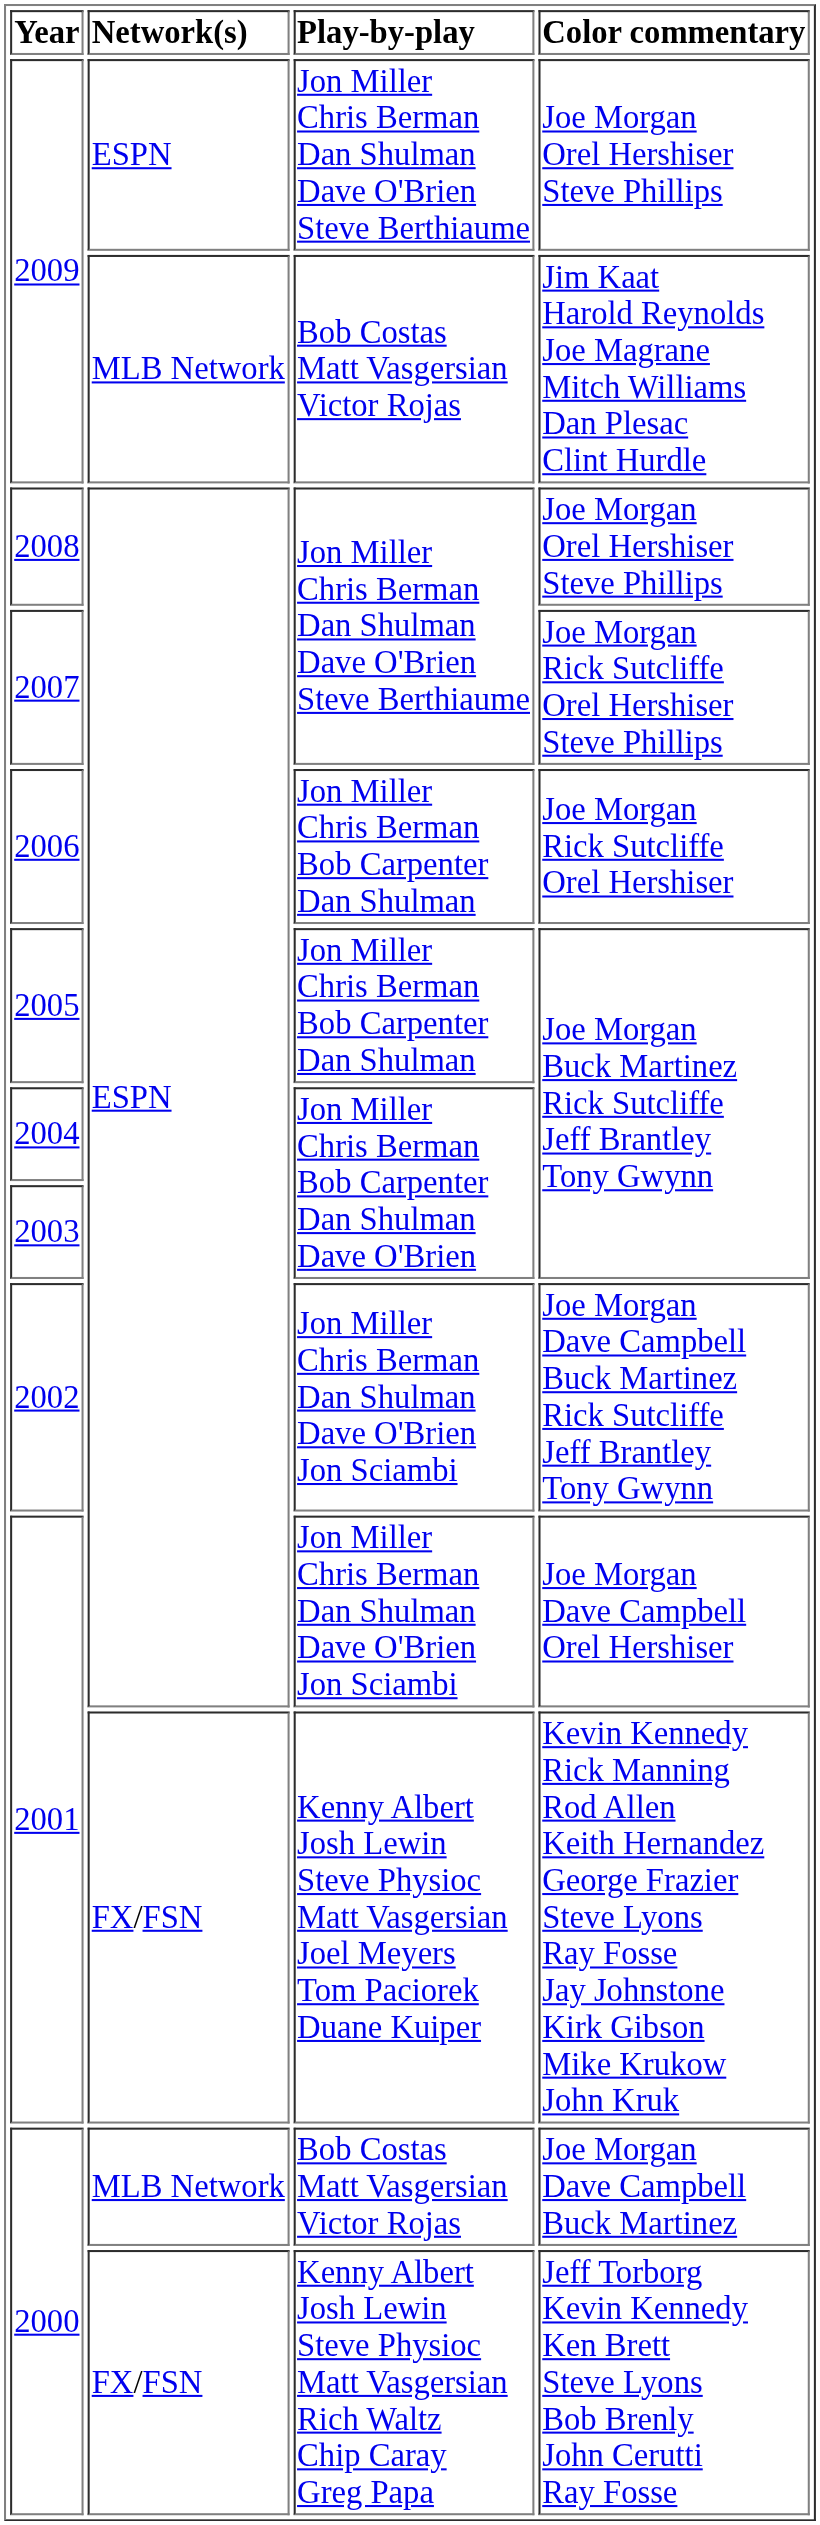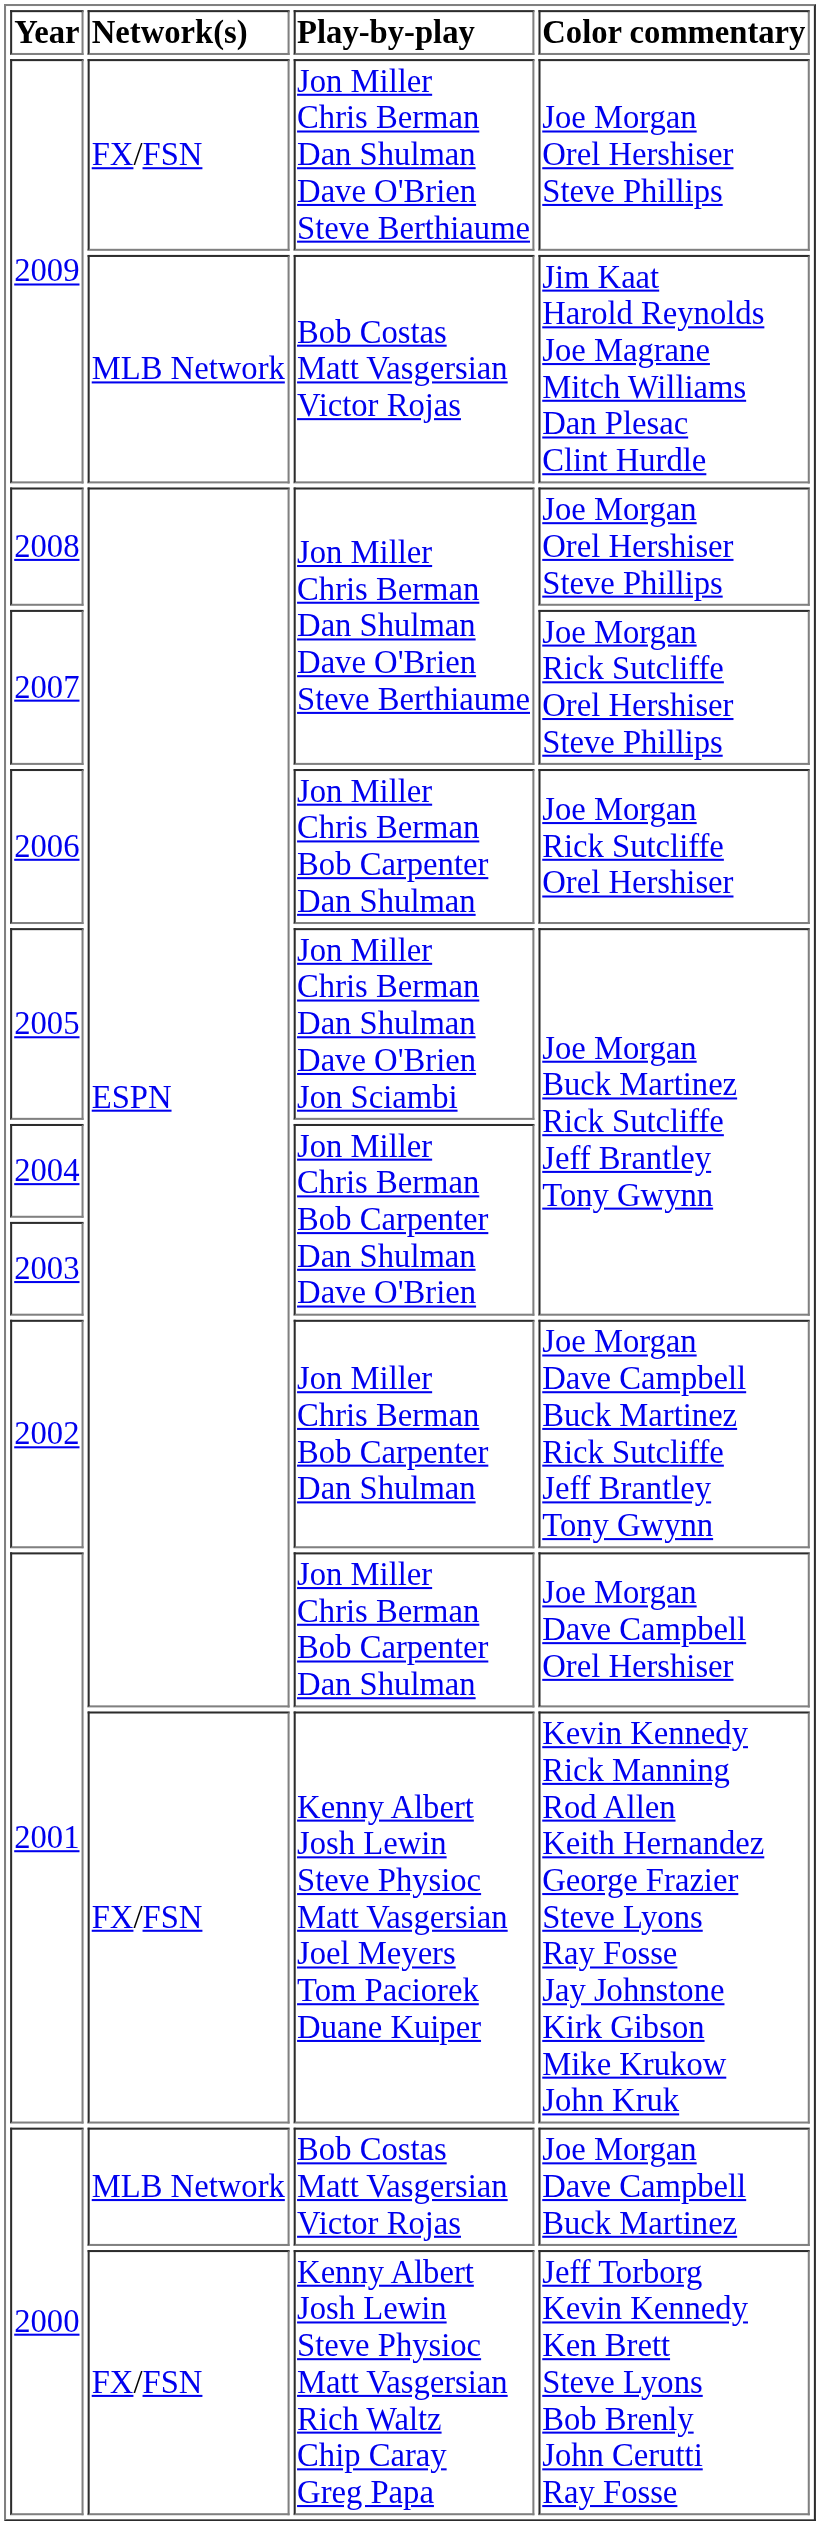(132, 154) ESPN -> (147, 154) FX/FSN
(393, 1005) Jon Miller Chris Berman Bob Carpenter Dan Shulman -> (388, 1023) Jon Miller Chris Berman Dan Shulman Dave O'Brien Jon Sciambi
(388, 1396) Jon Miller Chris Berman Dan Shulman Dave O'Brien Jon Sciambi -> (393, 1433) Jon Miller Chris Berman Bob Carpenter Dan Shulman
(388, 1610) Jon Miller Chris Berman Dan Shulman Dave O'Brien Jon Sciambi -> (393, 1629) Jon Miller Chris Berman Bob Carpenter Dan Shulman
